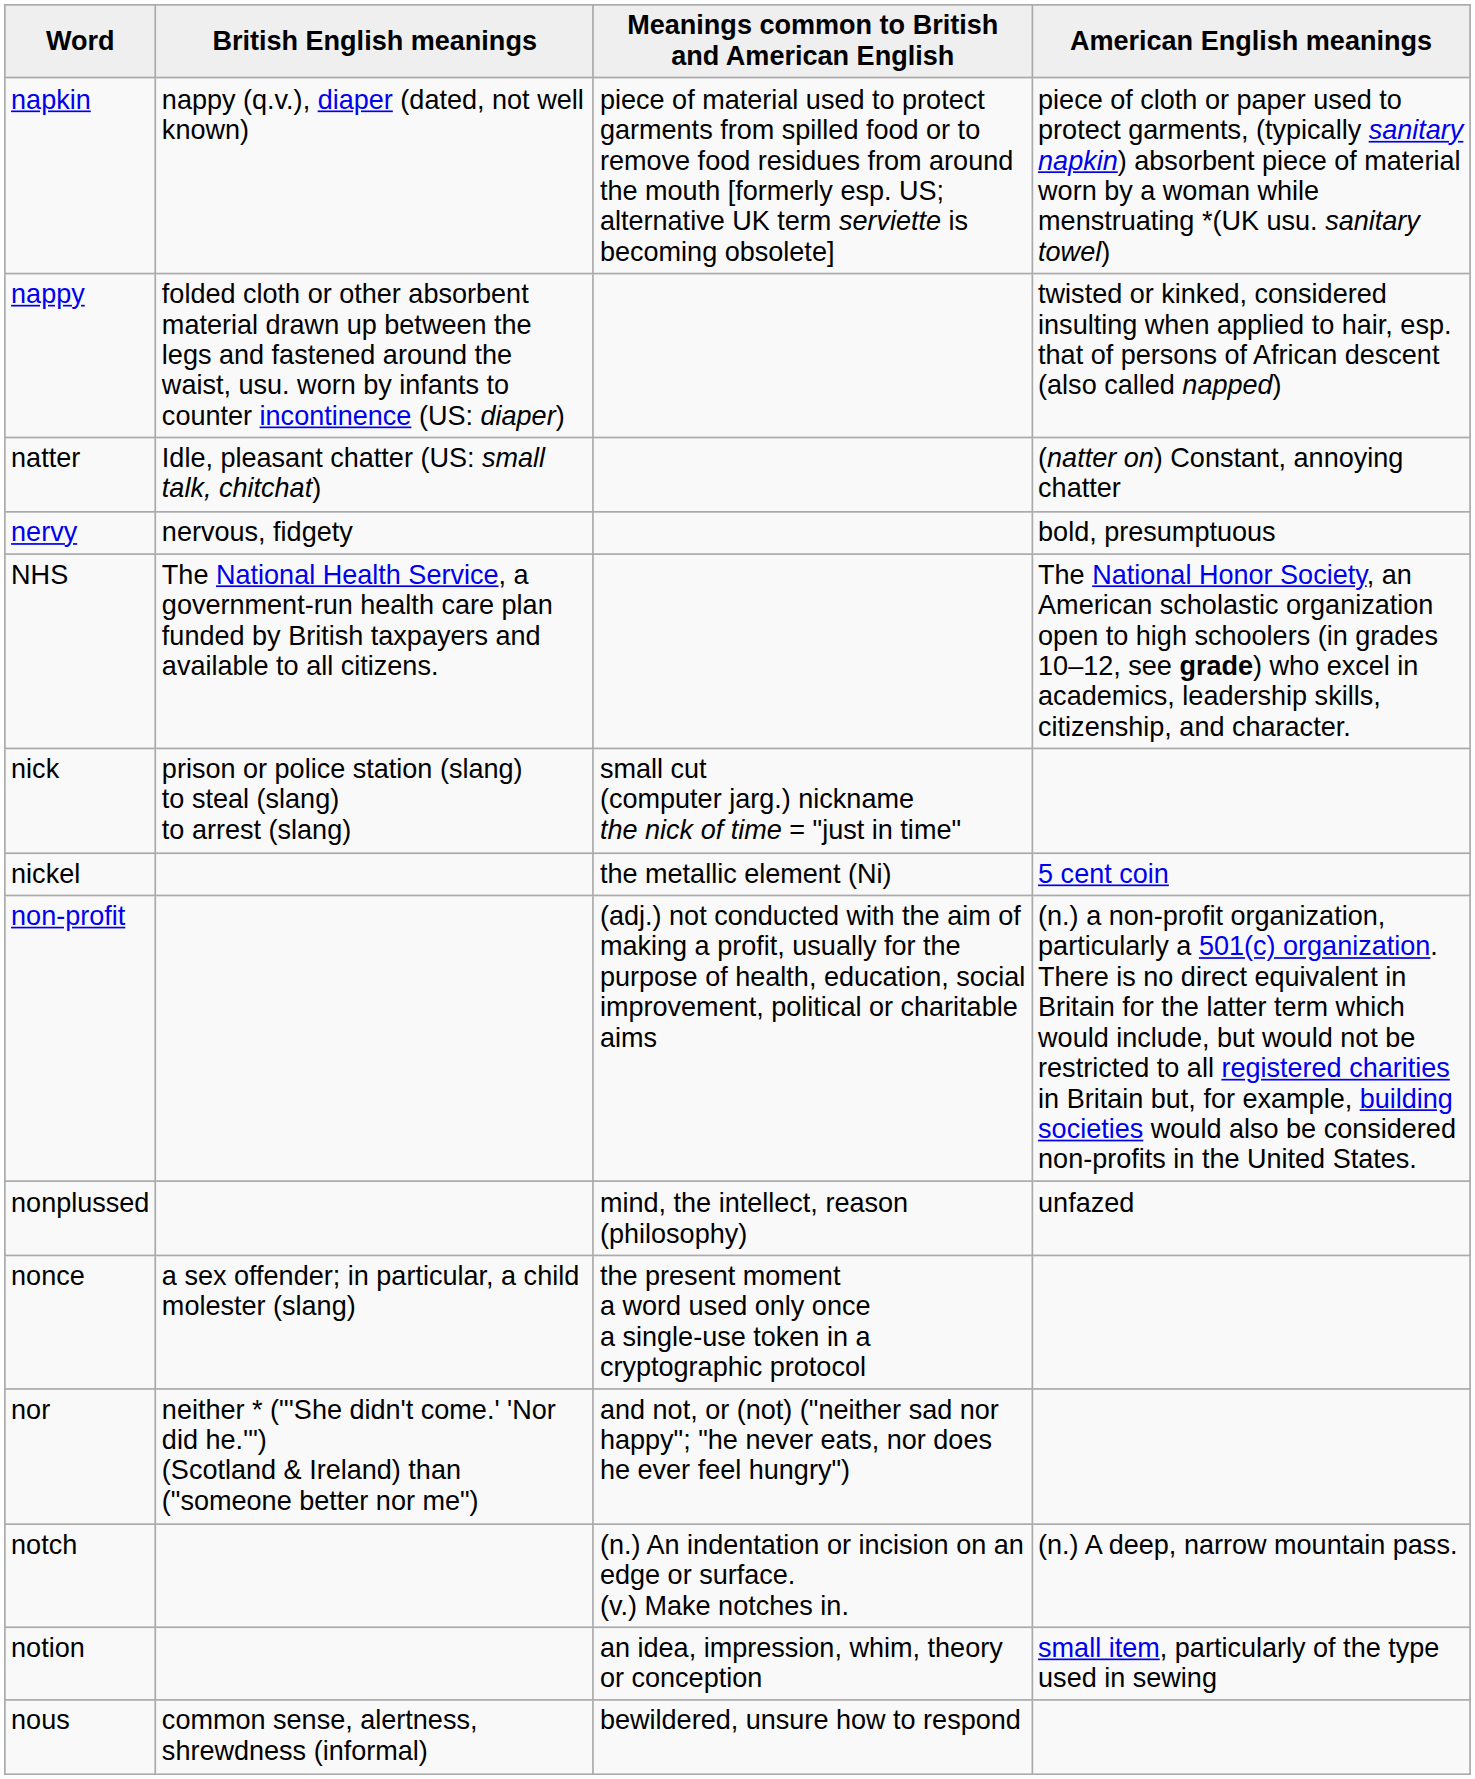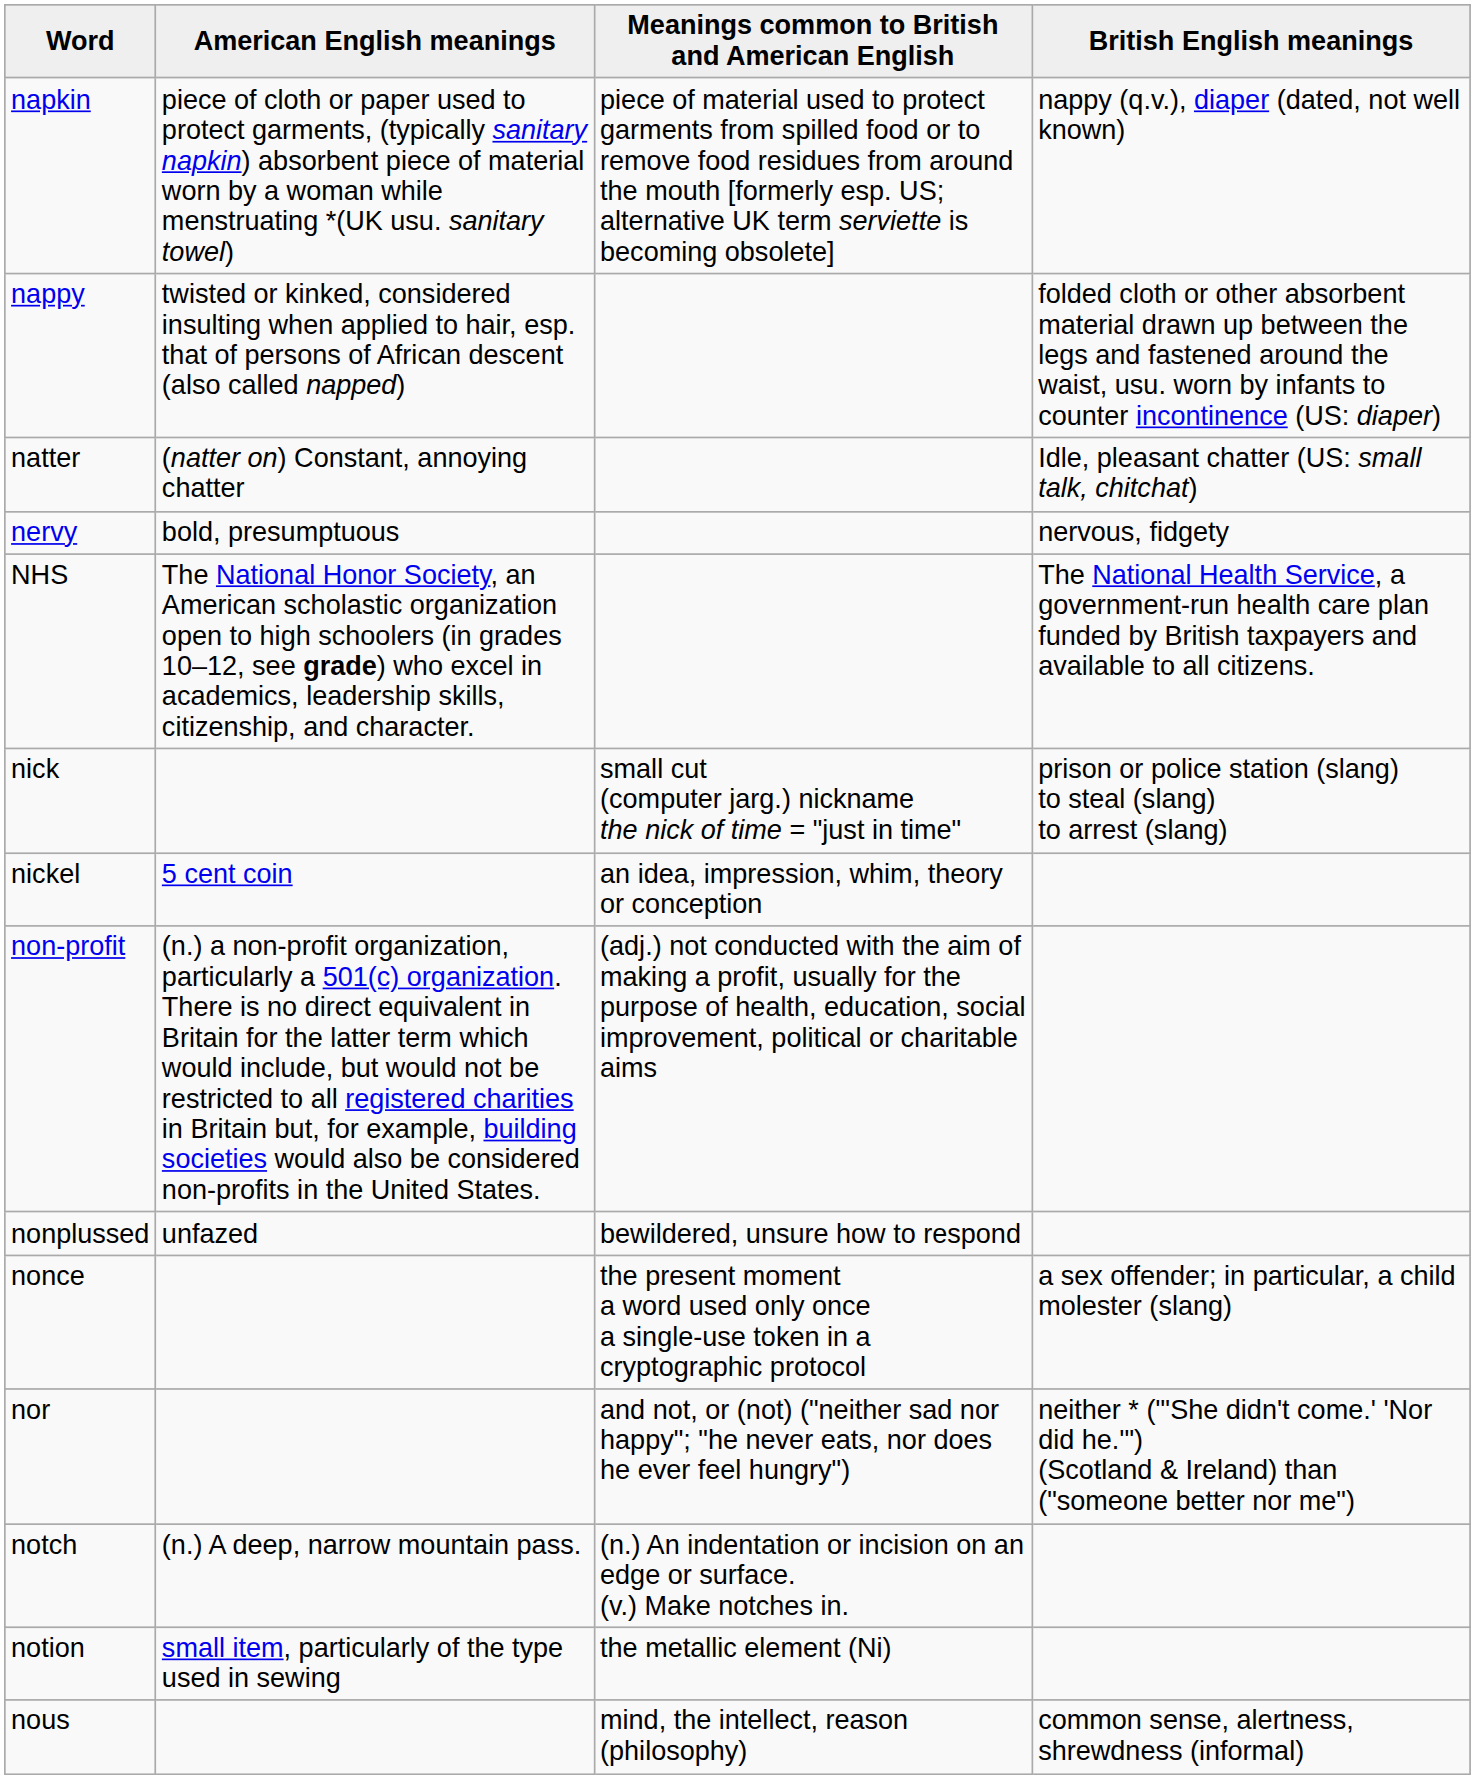columns swapped: (375, 41) <-> (1251, 41)
(746, 873) the metallic element (Ni) -> (801, 888) an idea, impression, whim, theory or conception
(754, 1218) mind, the intellect, reason (philosophy) -> (810, 1233) bewildered, unsure how to respond
(801, 1663) an idea, impression, whim, theory or conception -> (746, 1648) the metallic element (Ni)
(810, 1721) bewildered, unsure how to respond -> (754, 1736) mind, the intellect, reason (philosophy)
